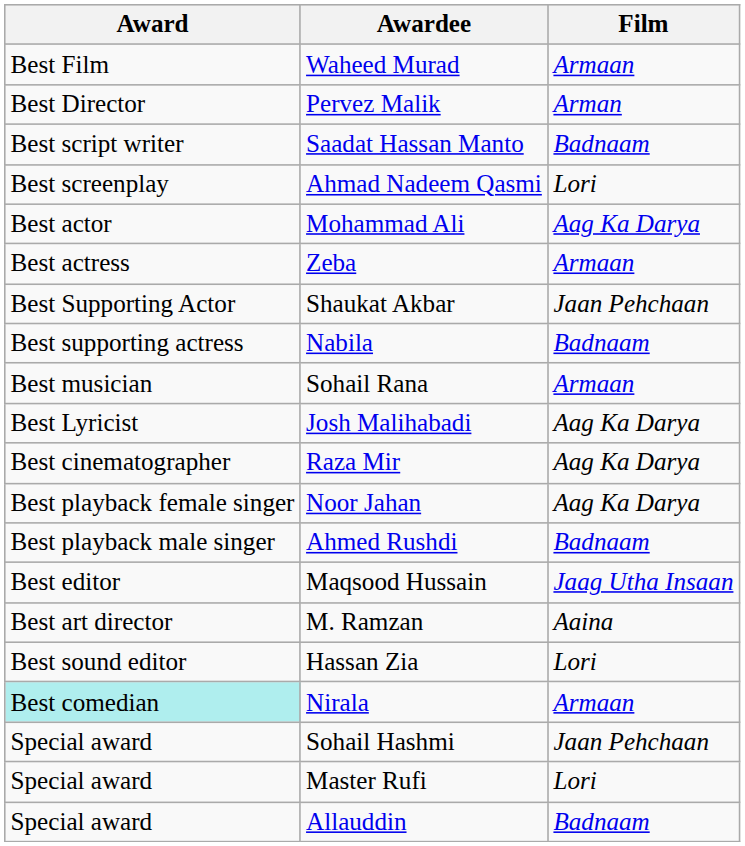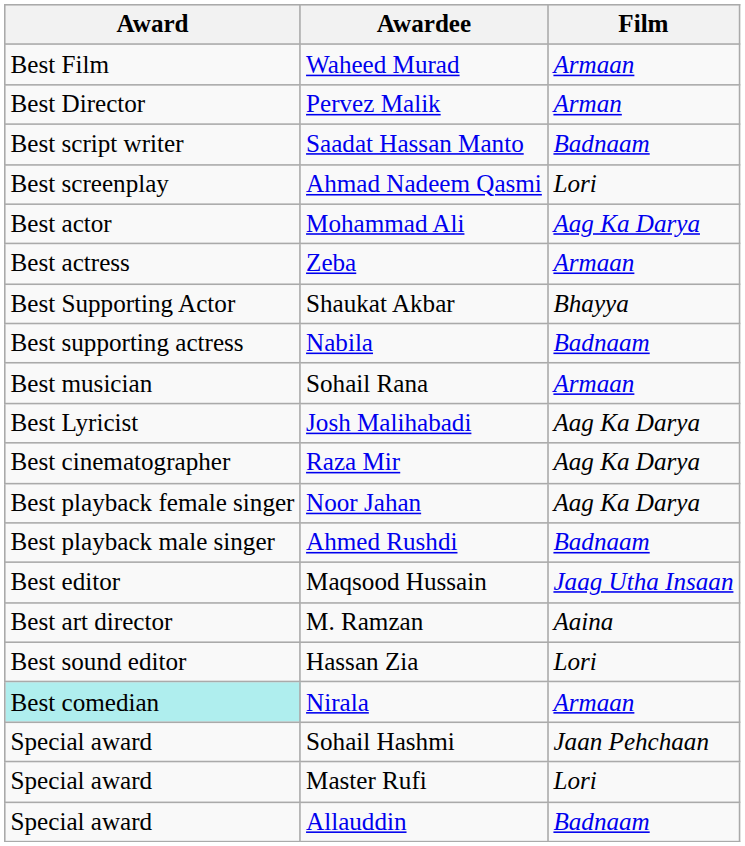(631, 303) Jaan Pehchaan -> (591, 303) Bhayya
